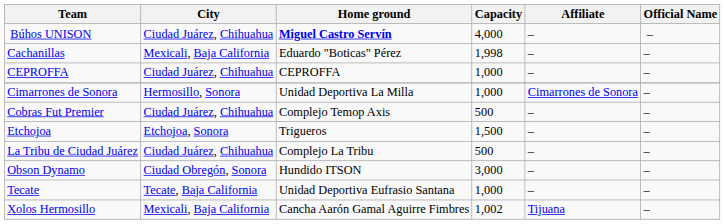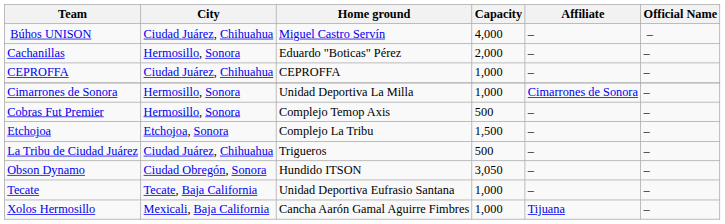(335, 33) bold -> (332, 33) normal
(206, 53) Mexicali, Baja California -> (192, 53) Hermosillo, Sonora
(489, 53) 1,998 -> (489, 53) 2,000
(208, 111) Ciudad Juárez, Chihuahua -> (192, 111) Hermosillo, Sonora
(303, 131) Trigueros -> (326, 131) Complejo La Tribu
(326, 151) Complejo La Tribu -> (303, 151) Trigueros
(489, 170) 3,000 -> (489, 170) 3,050
(489, 209) 1,002 -> (489, 209) 1,000
